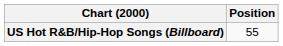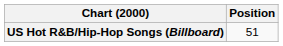(252, 32) 55 -> (252, 32) 51
